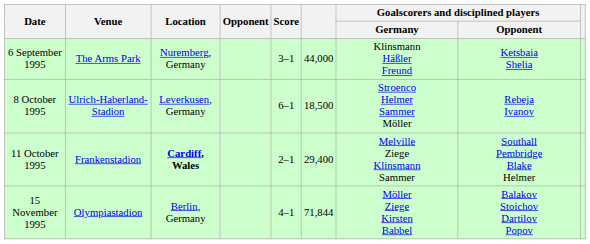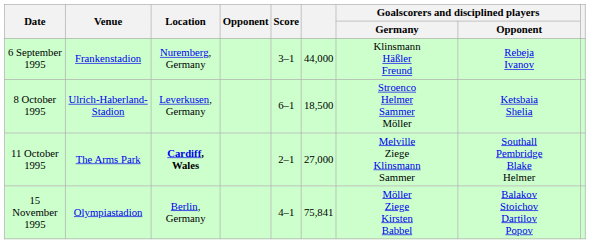(108, 59) The Arms Park -> (108, 59) Frankenstadion
(519, 59) Ketsbaia Shelia -> (519, 59) Rebeja Ivanov
(519, 106) Rebeja Ivanov -> (519, 106) Ketsbaia Shelia
(108, 159) Frankenstadion -> (108, 159) The Arms Park
(319, 159) 29,400 -> (319, 159) 27,000
(319, 212) 71,844 -> (319, 212) 75,841
